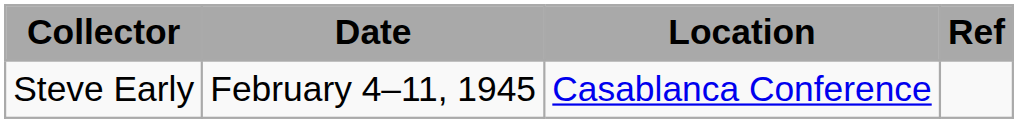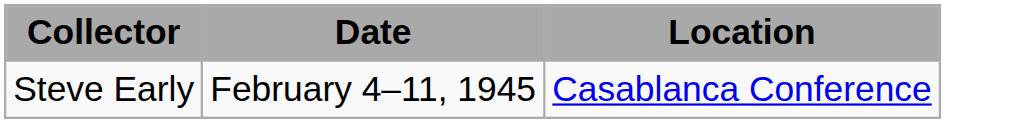- column: (977, 32)
